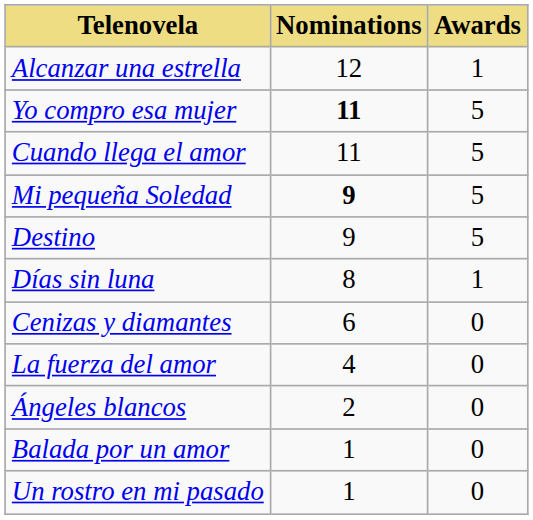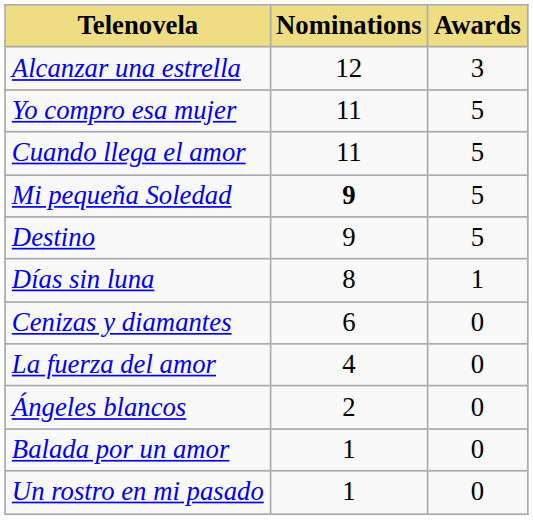(477, 68) 1 -> (477, 68) 3
(349, 110) bold -> (349, 110) normal
